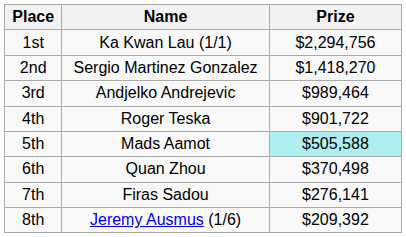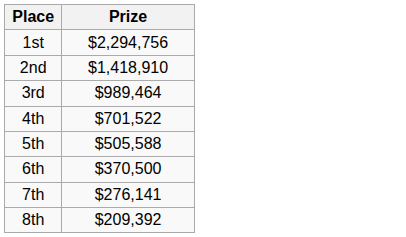- column: (166, 17)
(335, 67) $1,418,270 -> (128, 67) $1,418,910
(335, 118) $901,722 -> (128, 118) $701,522
(335, 144) paleturquoise background -> (128, 144) no background
(335, 169) $370,498 -> (128, 169) $370,500
